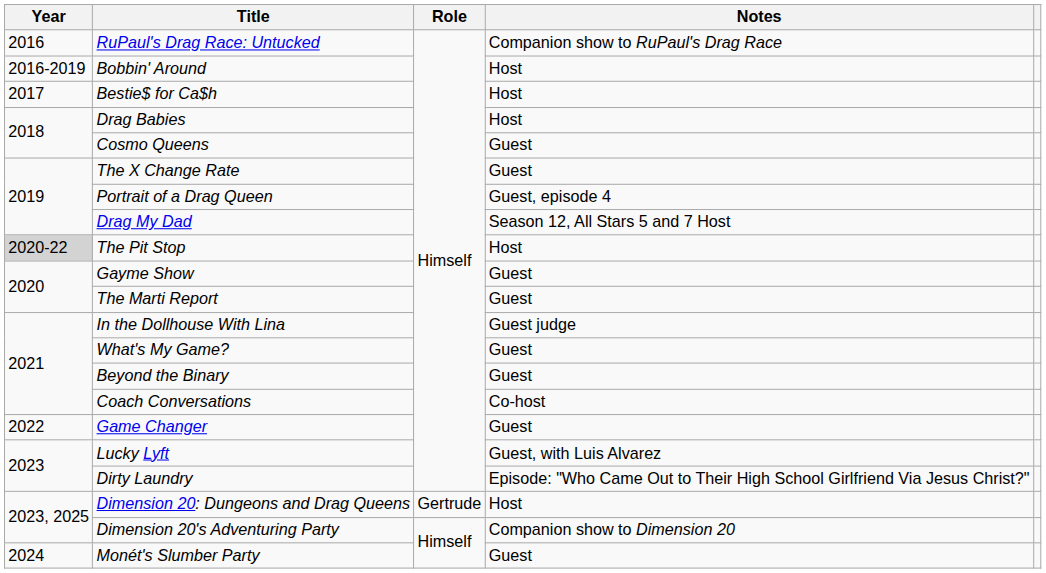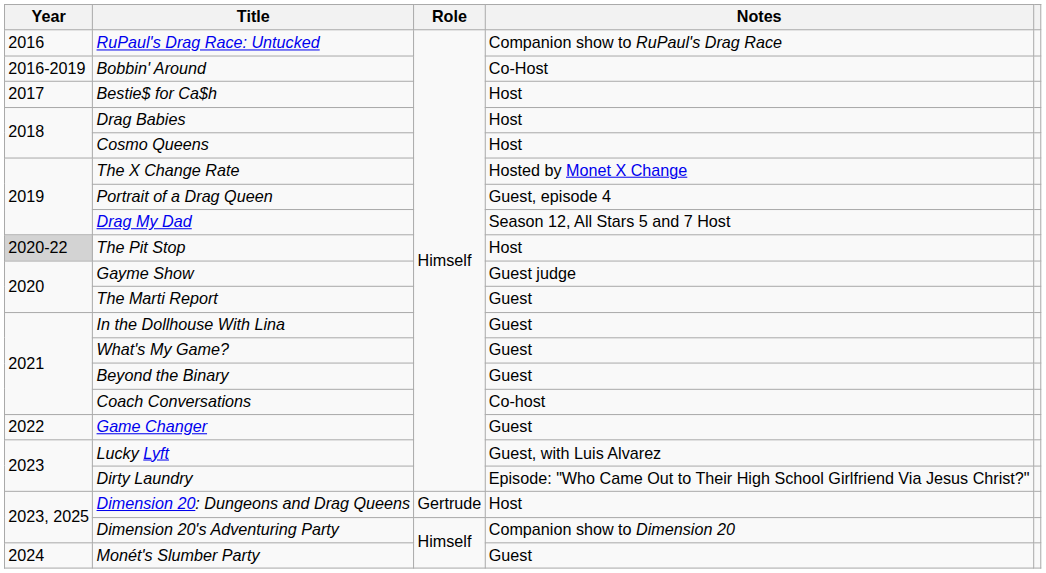(505, 68) Host -> (518, 68) Co-Host
(510, 145) Guest -> (505, 145) Host
(510, 171) Guest -> (588, 171) Hosted by Monet X Change
(510, 273) Guest -> (532, 273) Guest judge
(532, 324) Guest judge -> (510, 324) Guest
